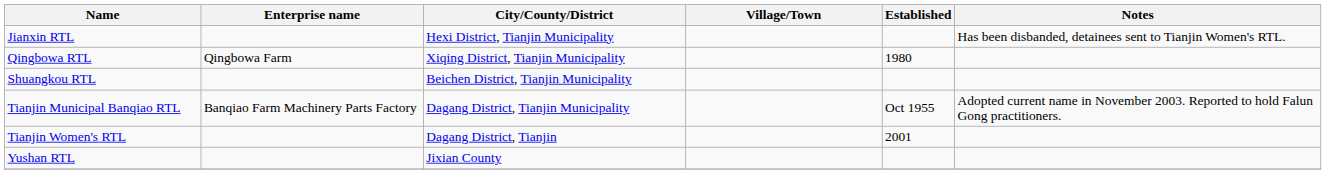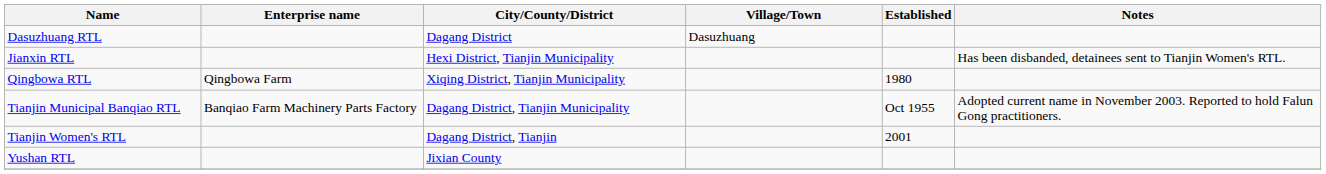+ row: (55, 36)
- row: (52, 79)
